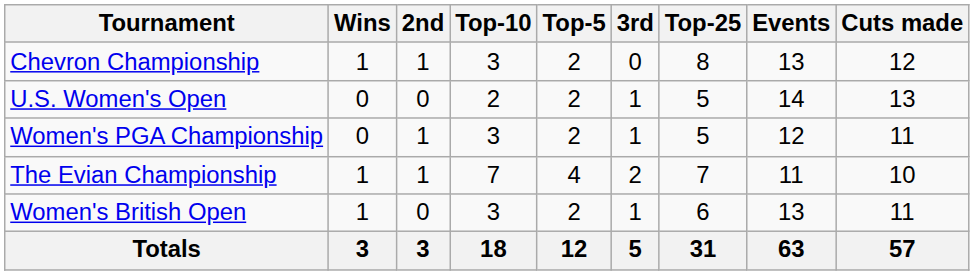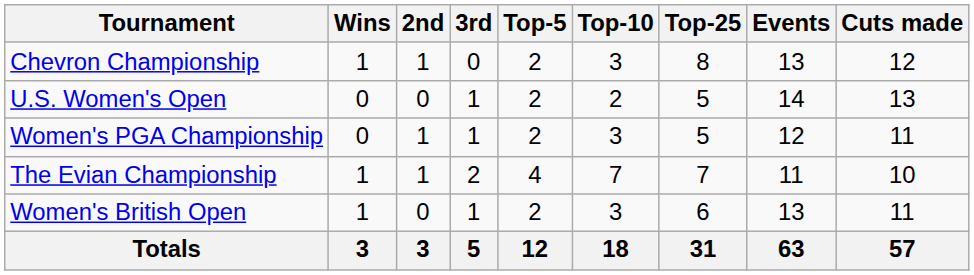columns swapped: (635, 23) <-> (493, 23)
